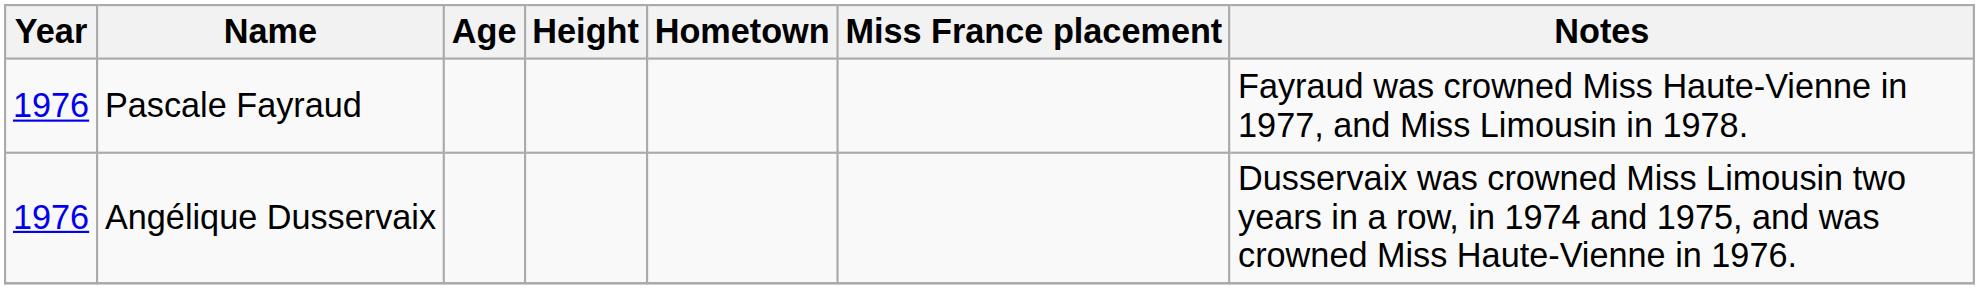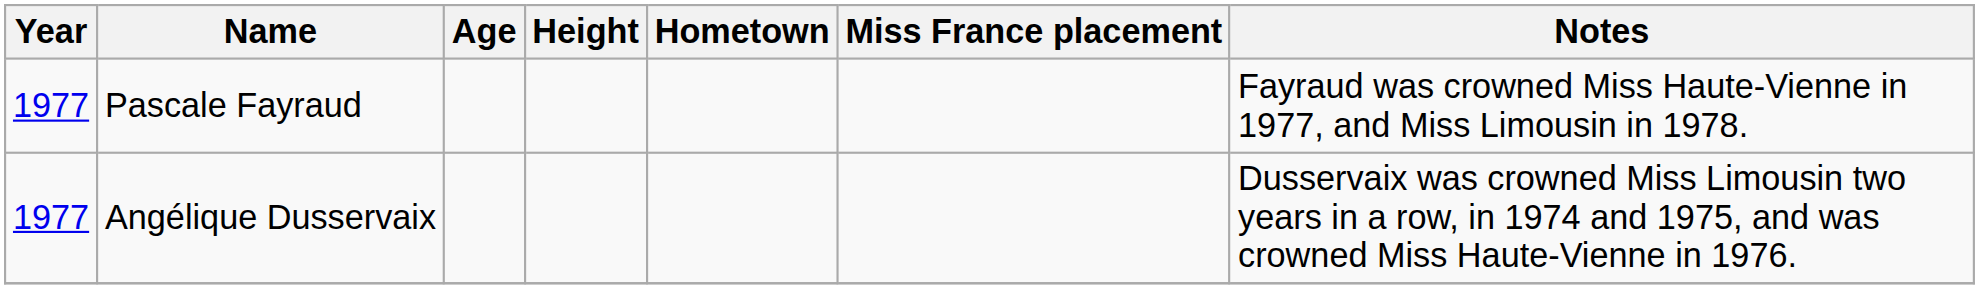(51, 105) 1976 -> (51, 105) 1977
(51, 217) 1976 -> (51, 217) 1977
